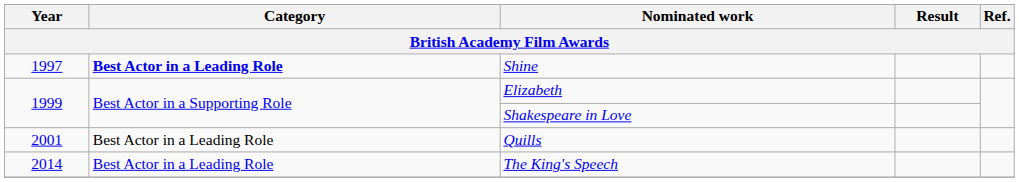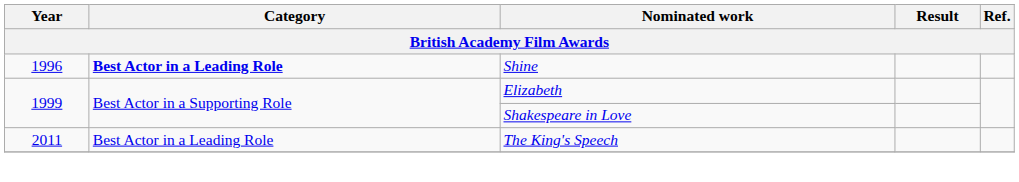(47, 66) 1997 -> (47, 66) 1996
- row: (522, 139)
(47, 164) 2014 -> (47, 139) 2011
